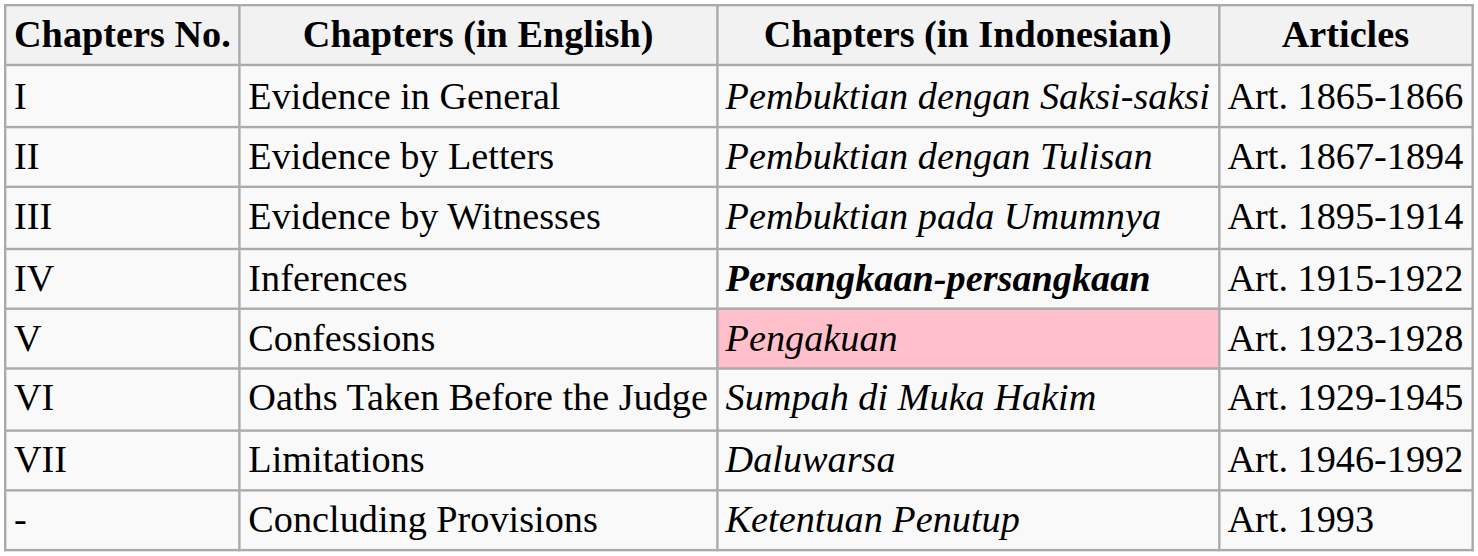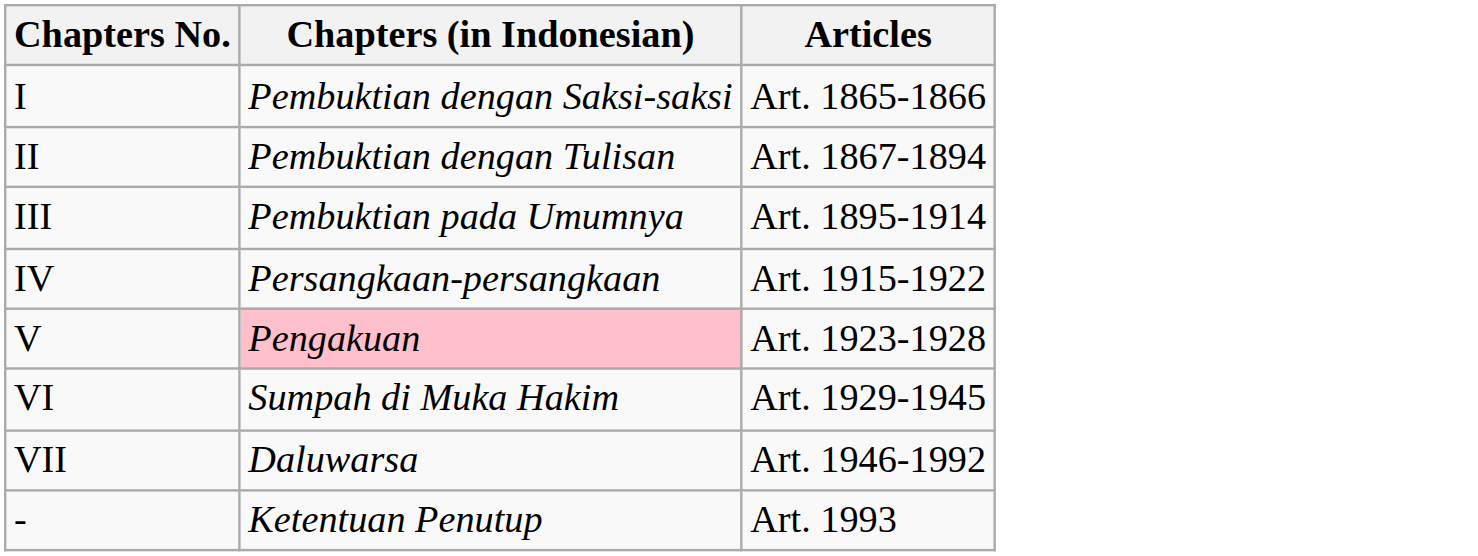- column: (478, 34)
(938, 277) bold -> (454, 277) normal
